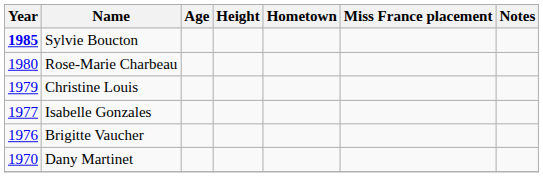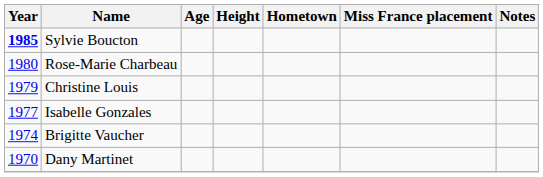(23, 135) 1976 -> (23, 135) 1974
